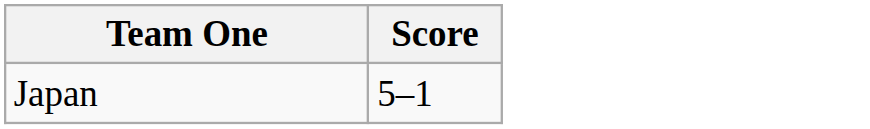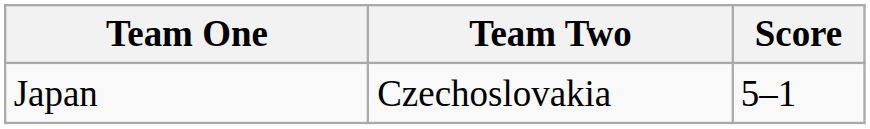+ column: (550, 33)
